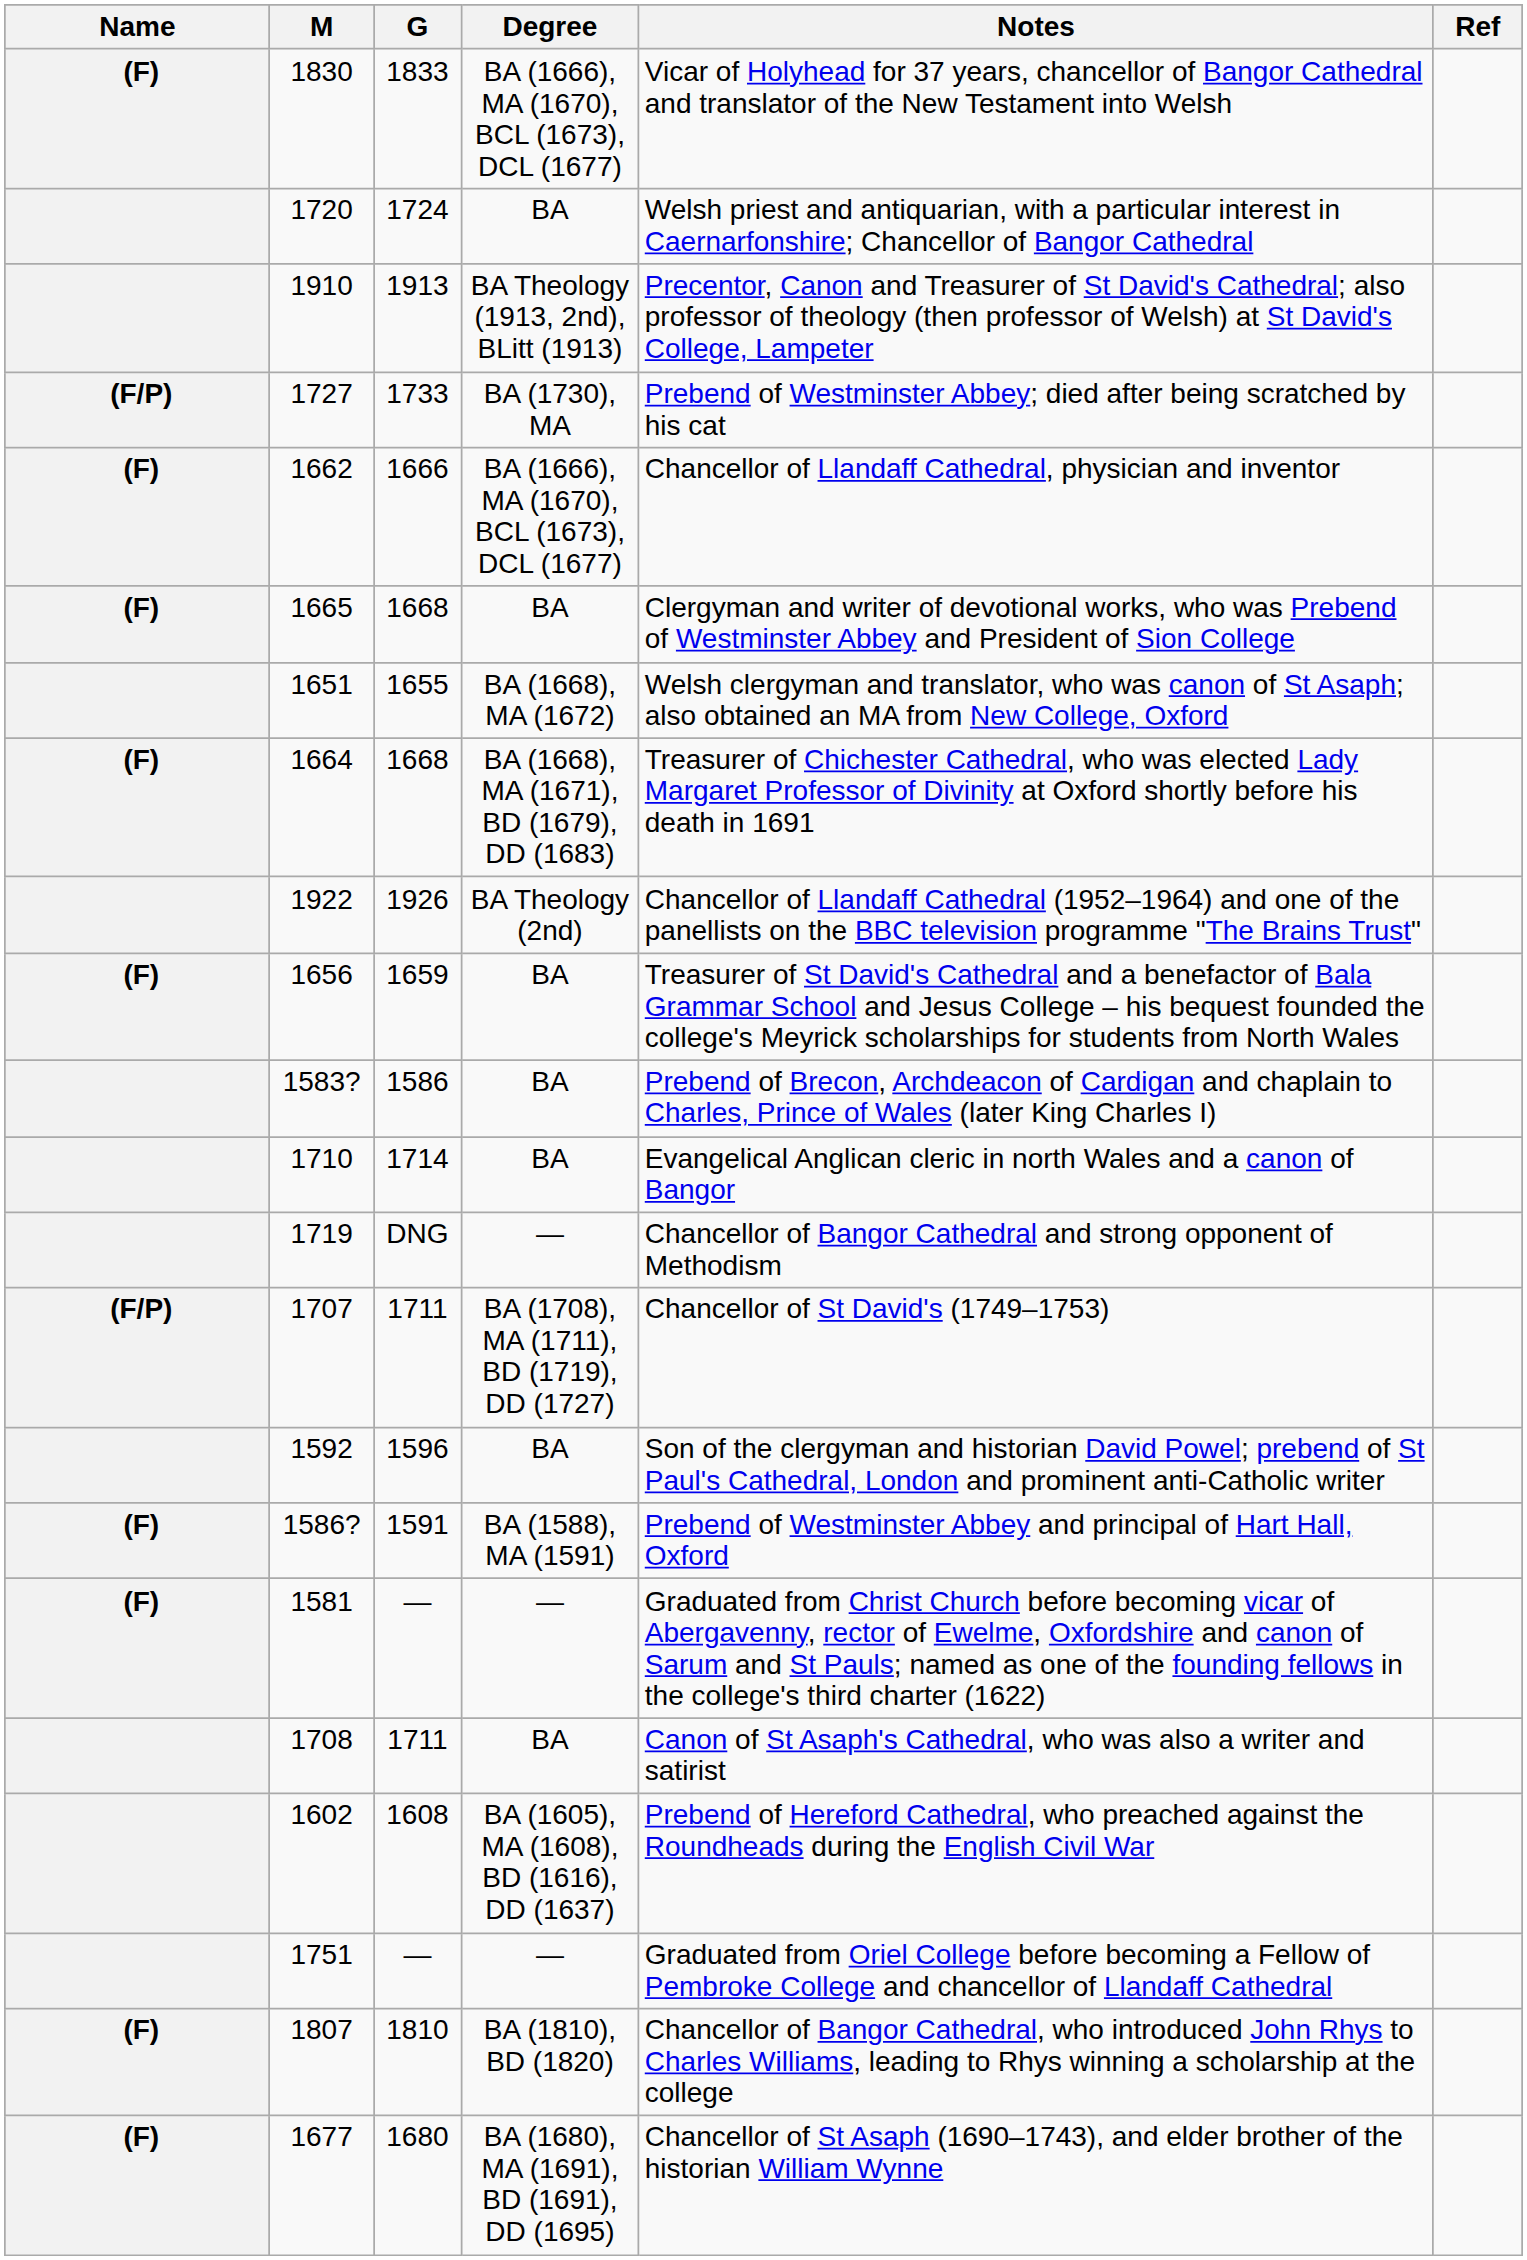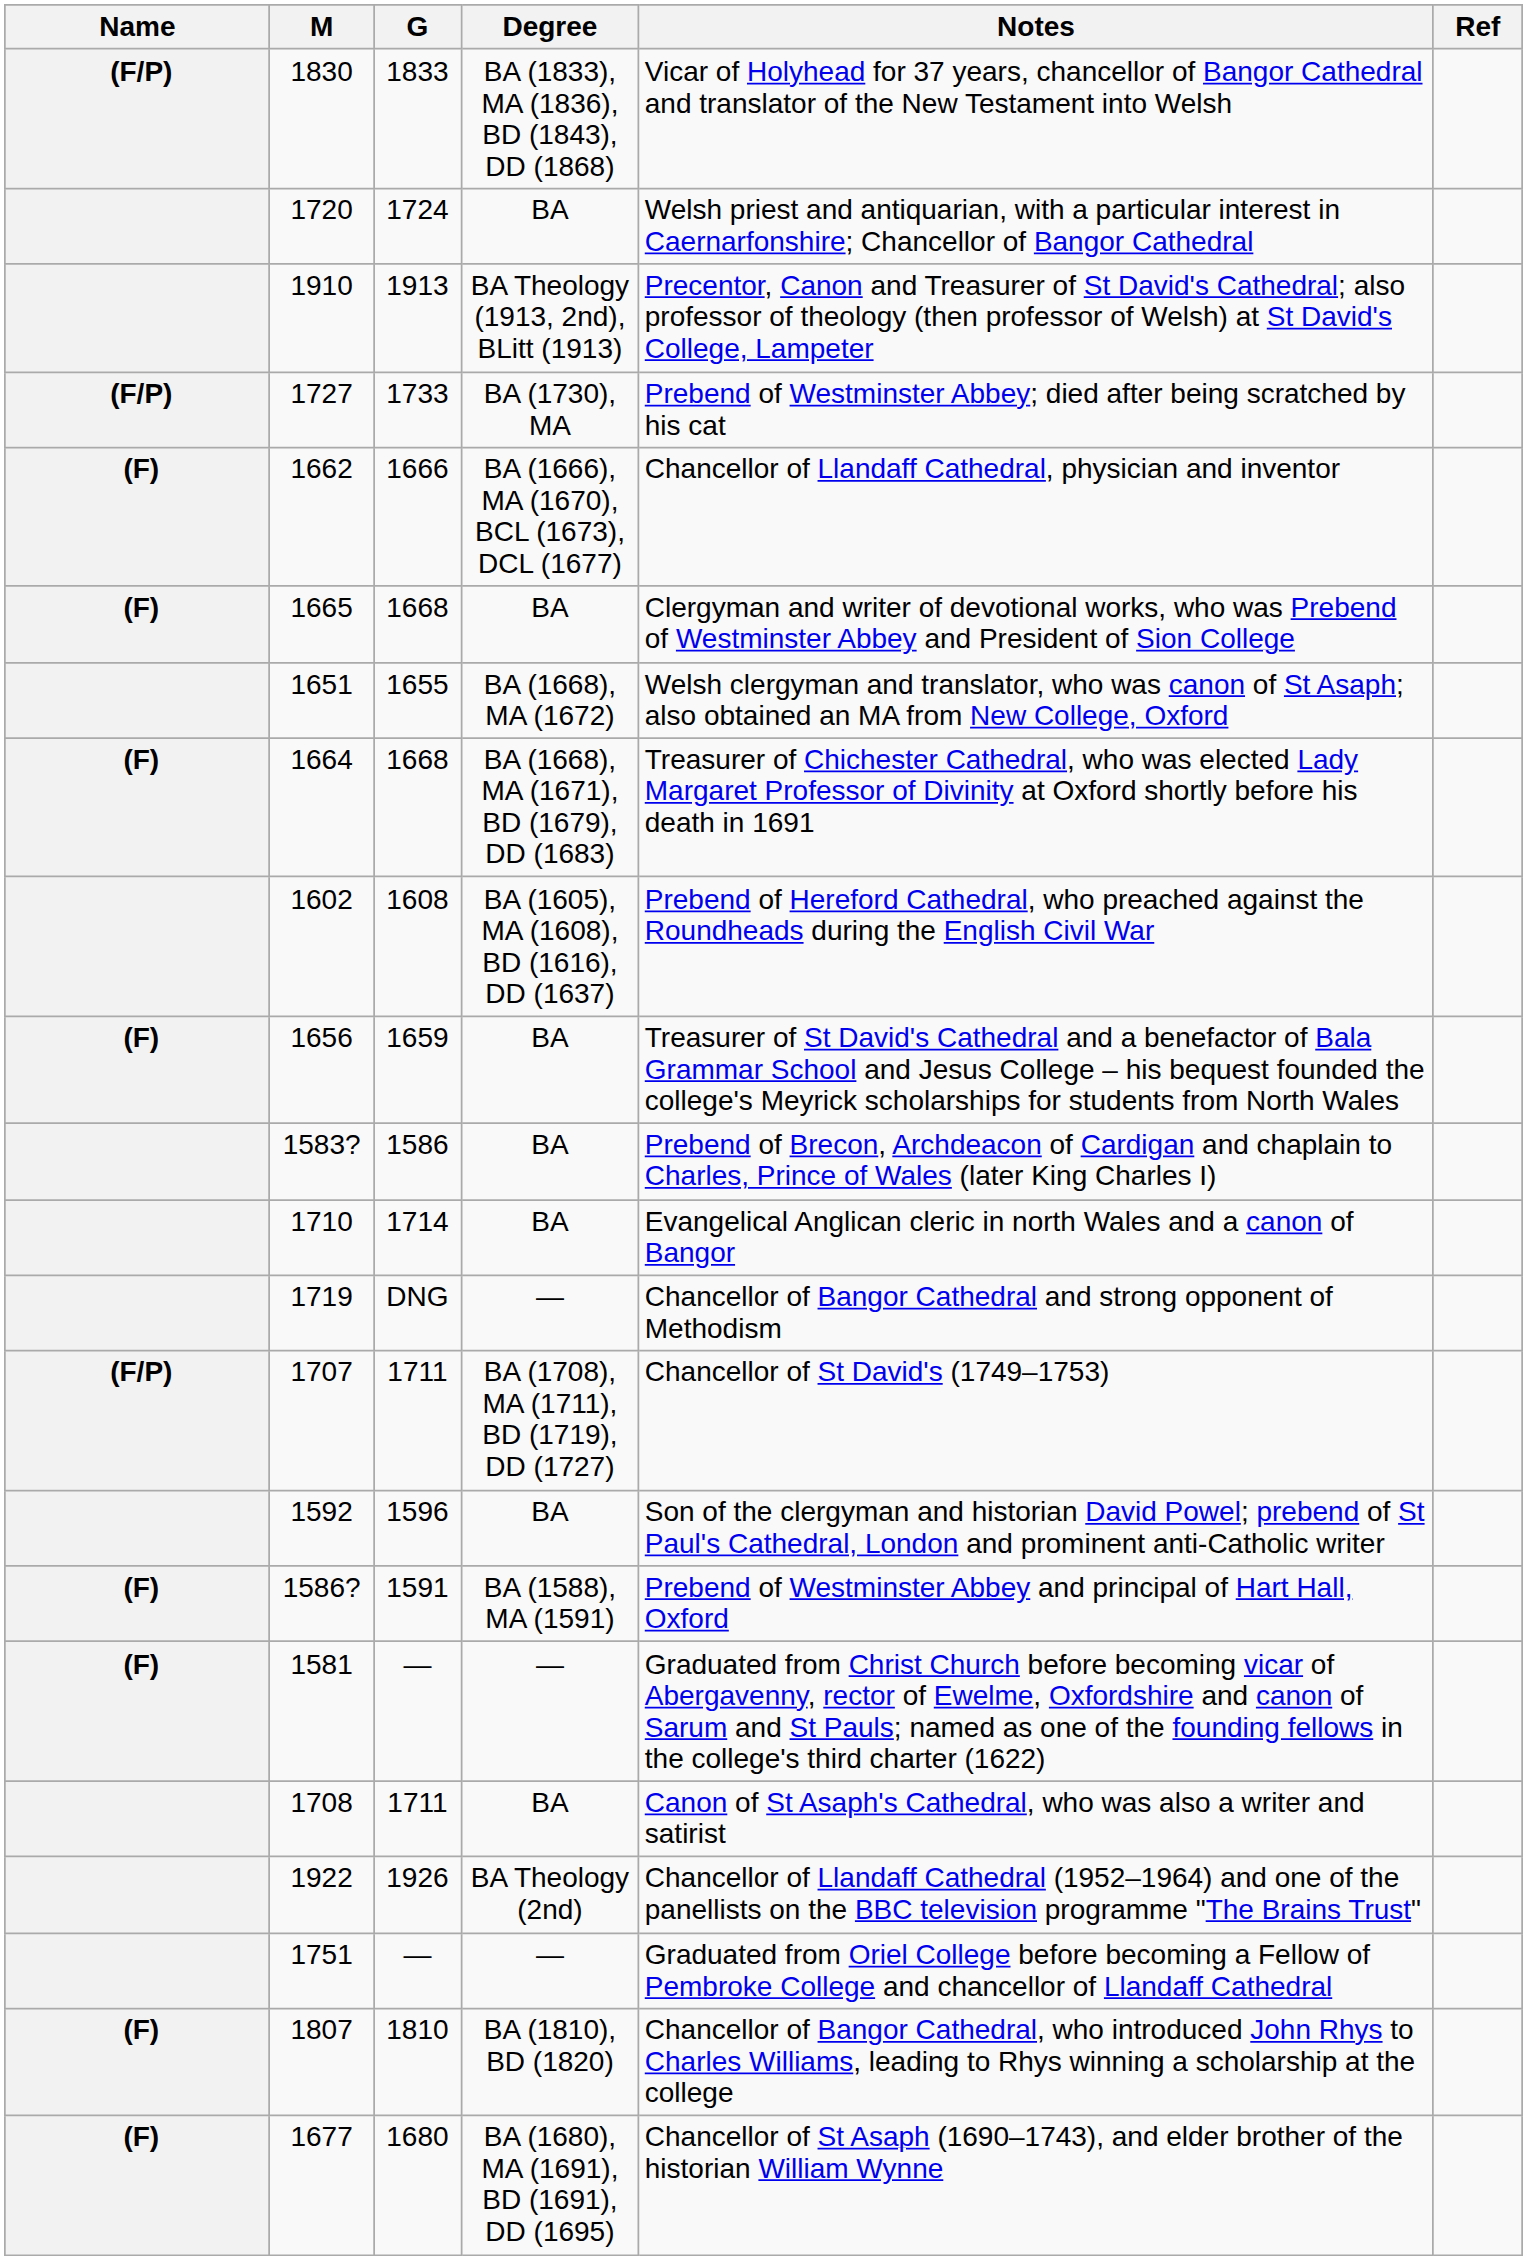(137, 71) (F) -> (137, 71) (F/P)
(550, 118) BA (1666), MA (1670), BCL (1673), DCL (1677) -> (550, 118) BA (1833), MA (1836), BD (1843), DD (1868)
rows swapped: (322, 898) <-> (322, 1815)
